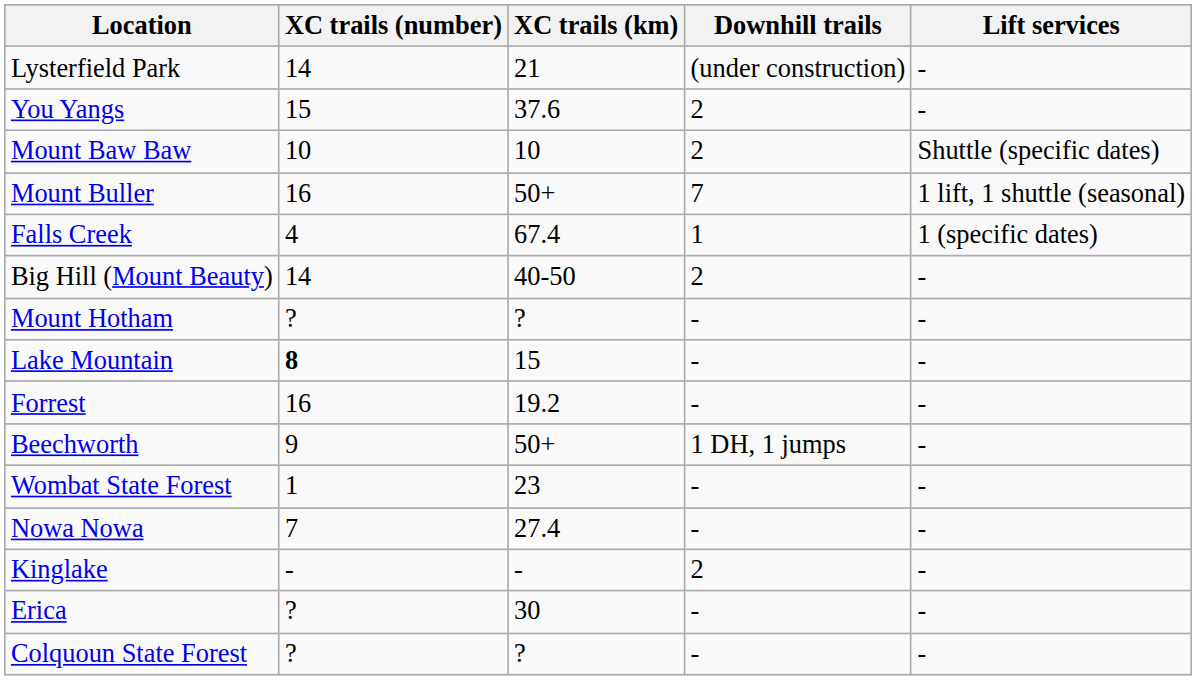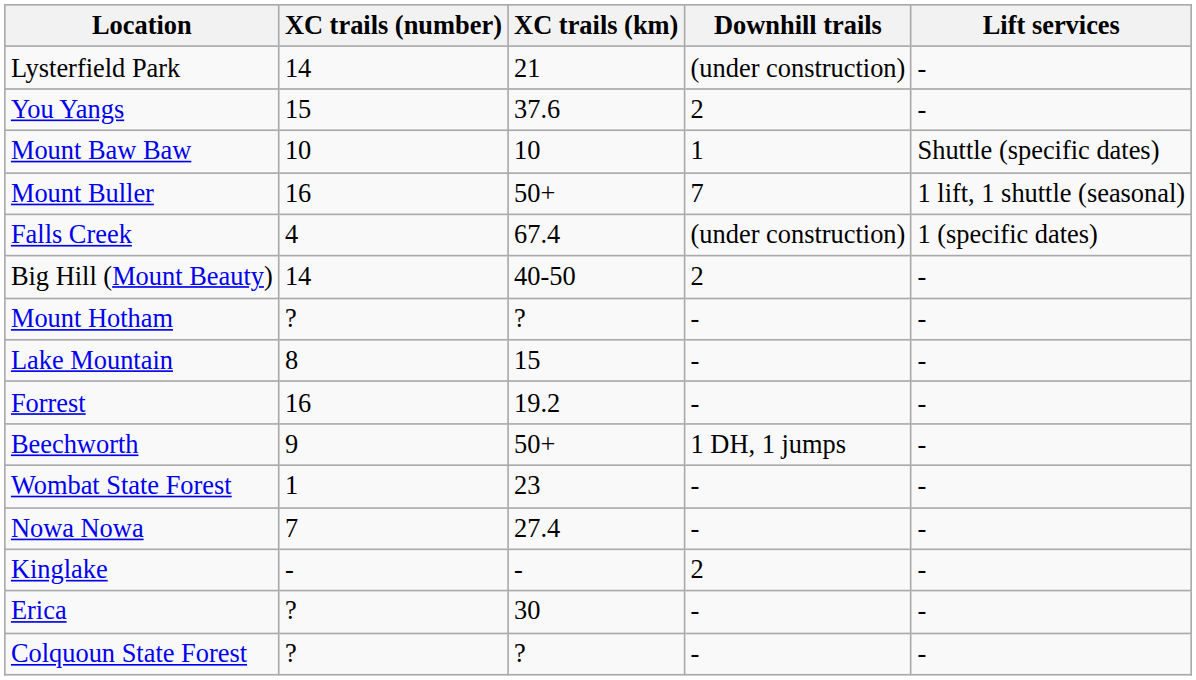(697, 151) 2 -> (697, 151) 1
(697, 234) 1 -> (798, 234) (under construction)
(291, 360) bold -> (291, 360) normal
